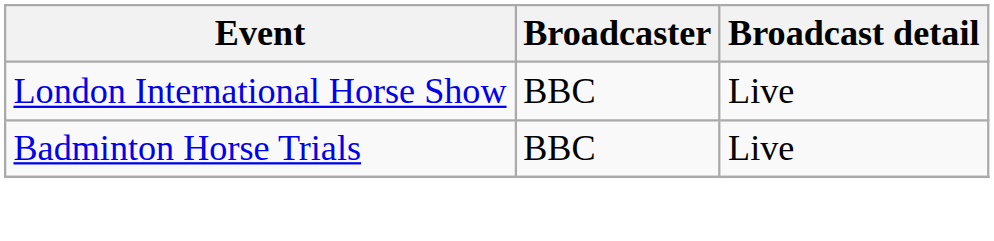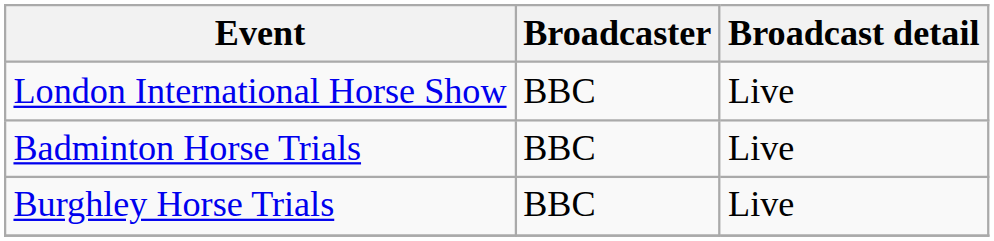+ row: (174, 205)
